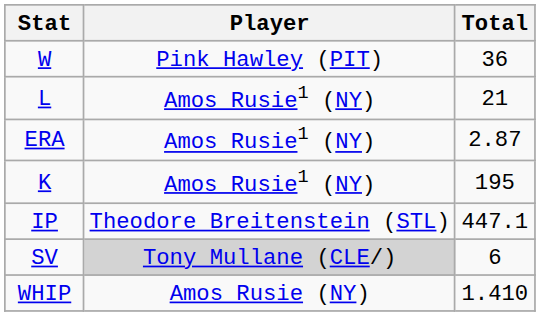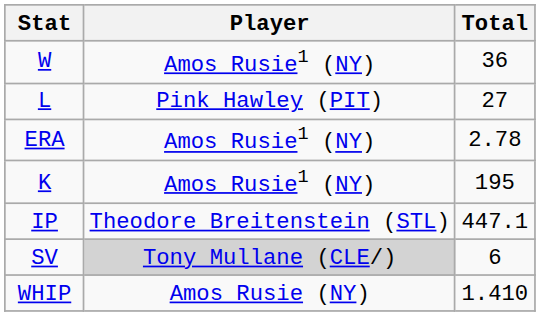(270, 59) Pink Hawley (PIT) -> (270, 62) Amos Rusie1 (NY)
(270, 98) Amos Rusie1 (NY) -> (270, 101) Pink Hawley (PIT)
(495, 98) 21 -> (495, 101) 27
(495, 140) 2.87 -> (495, 140) 2.78
